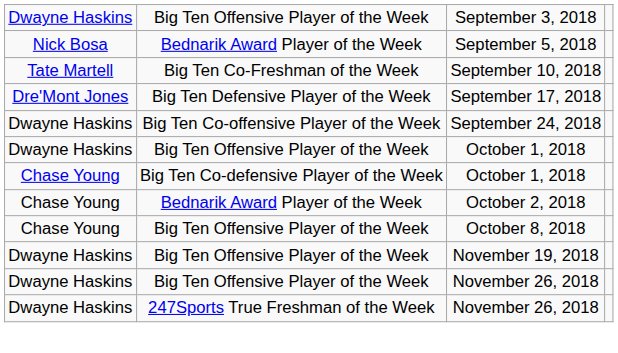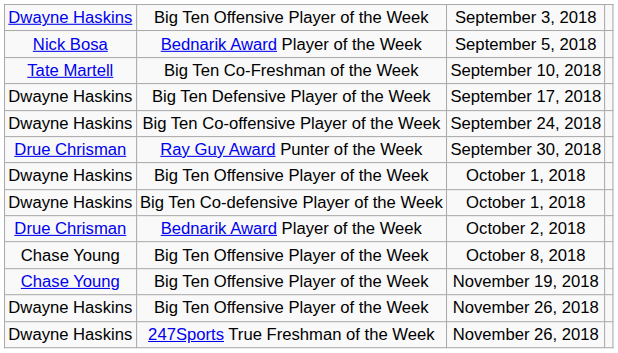(70, 96) Dre'Mont Jones -> (70, 96) Dwayne Haskins
+ row: (291, 149)
(70, 176) Chase Young -> (70, 202) Dwayne Haskins
(70, 202) Chase Young -> (70, 228) Drue Chrisman
(70, 255) Dwayne Haskins -> (70, 281) Chase Young
